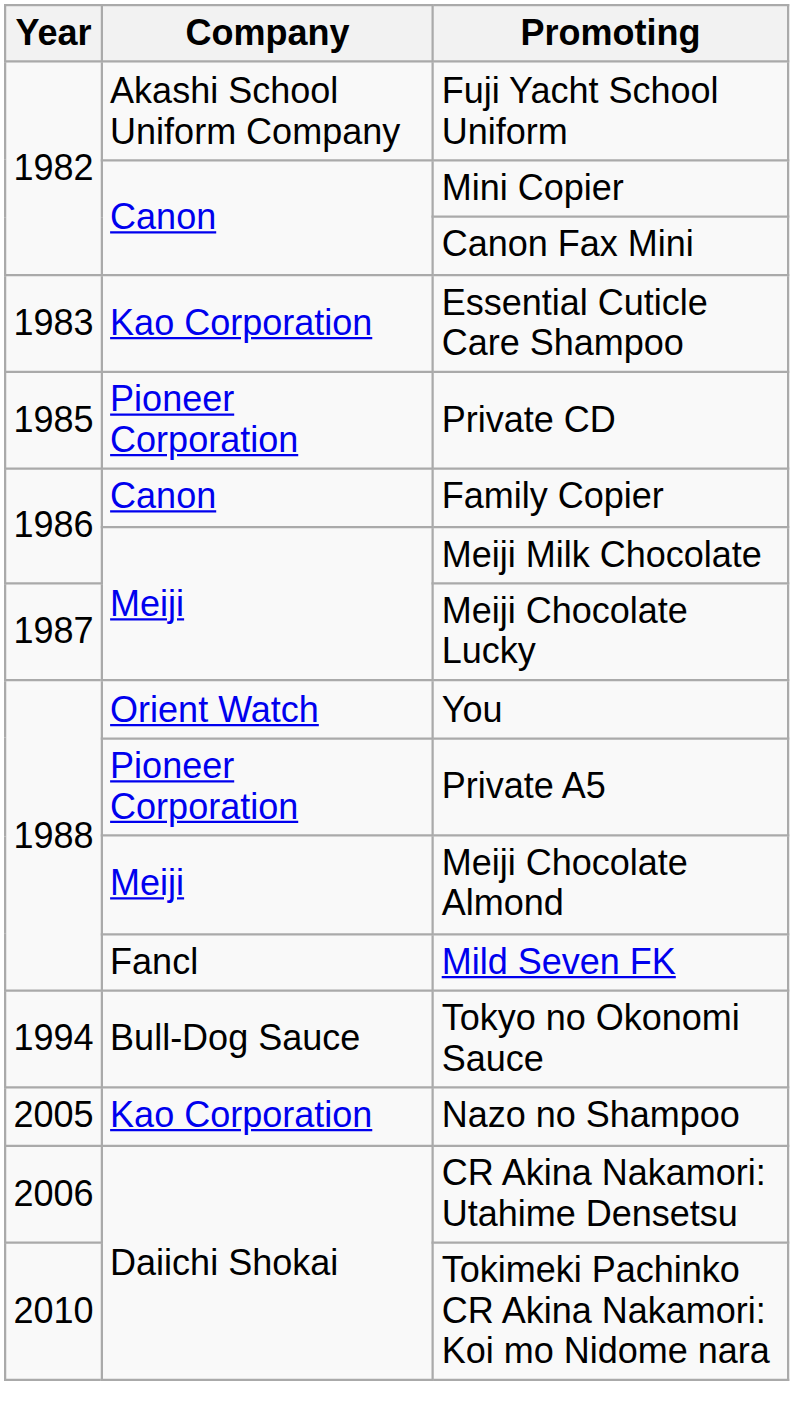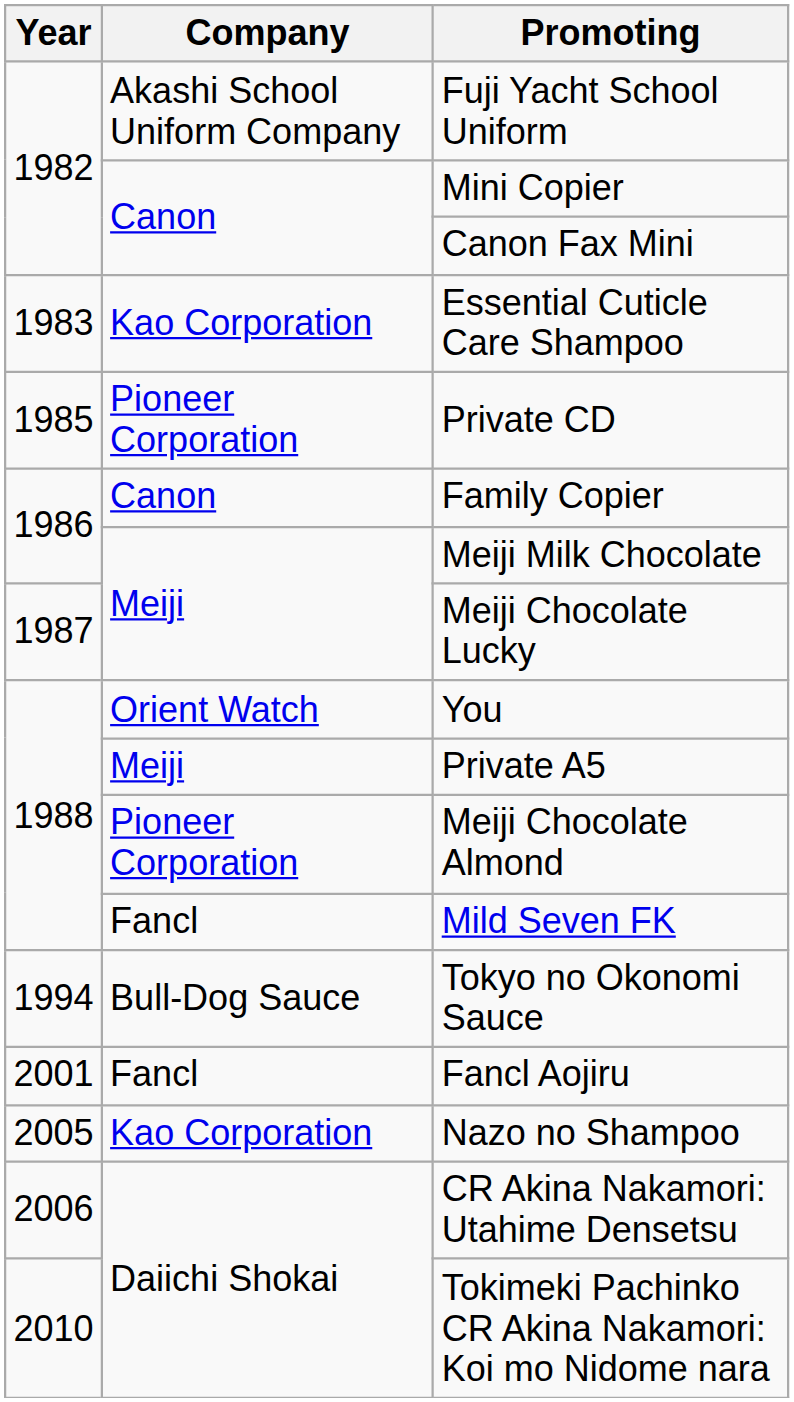(204, 786) Pioneer Corporation -> (147, 765) Meiji
(147, 883) Meiji -> (204, 843) Pioneer Corporation
+ row: (536, 1075)
